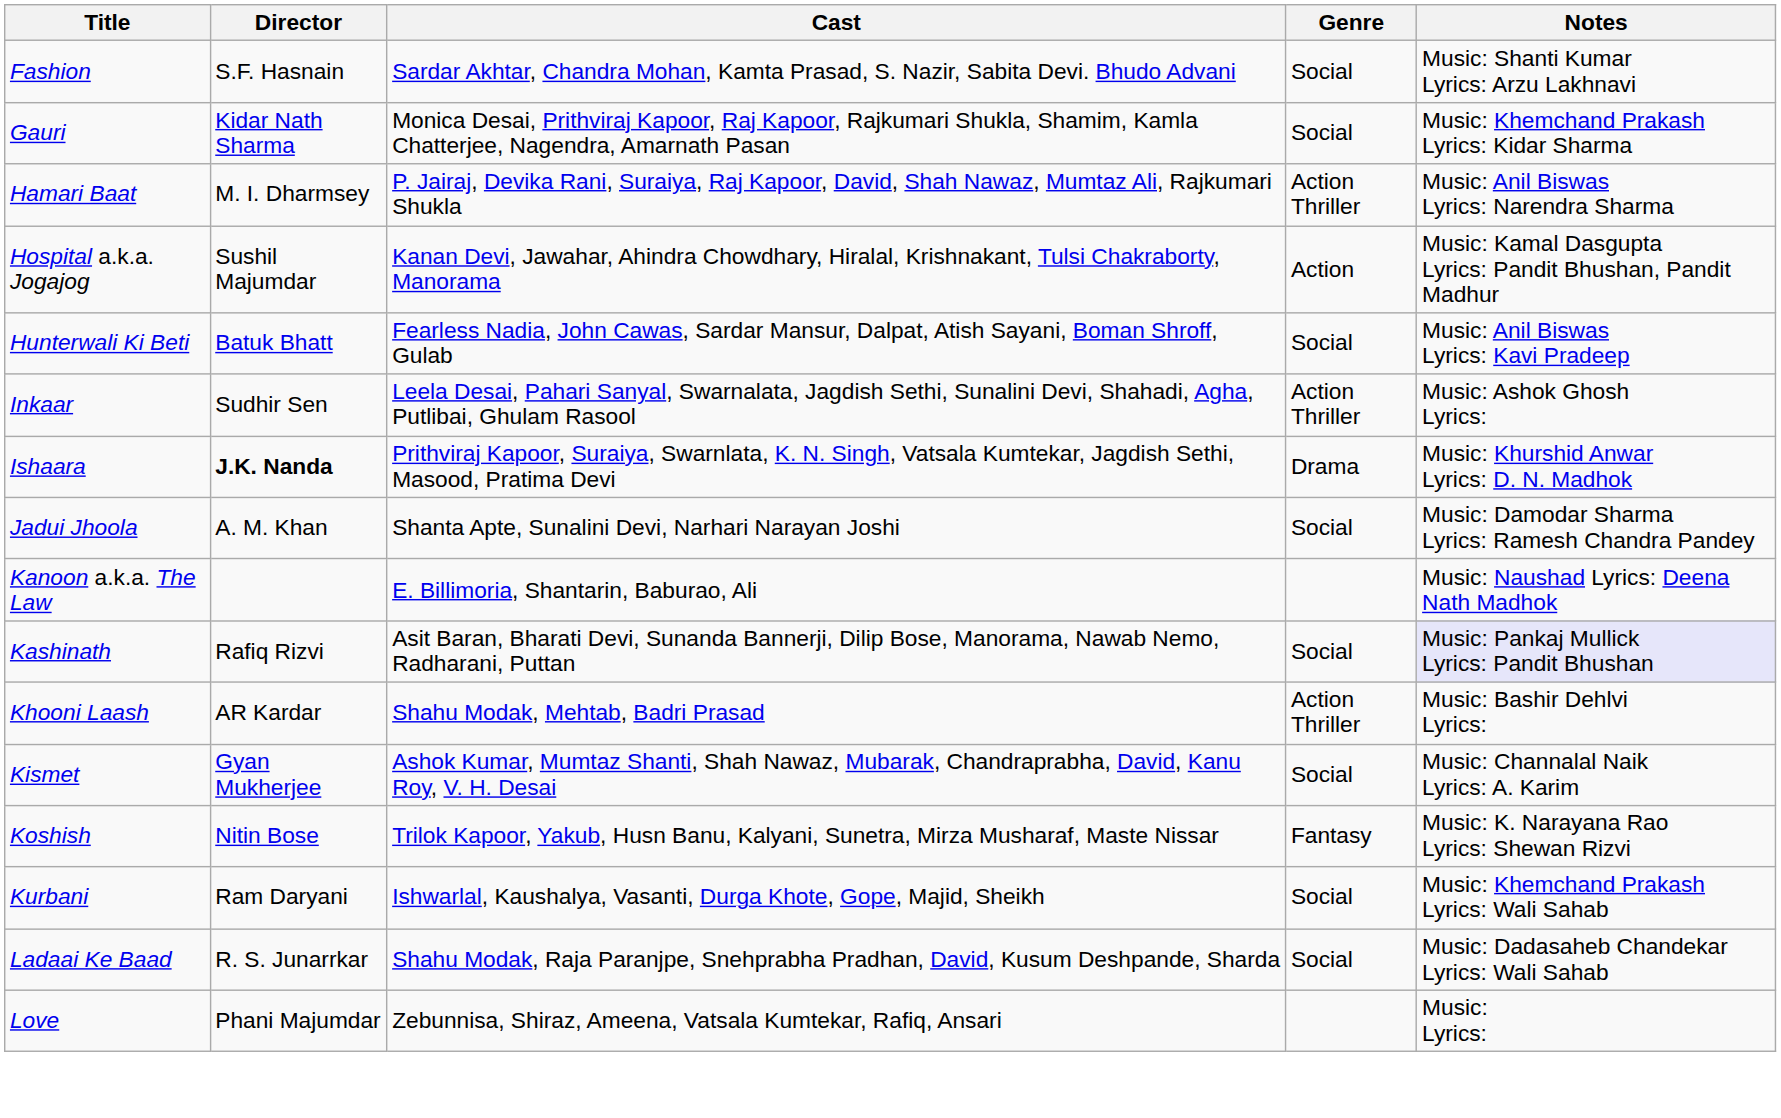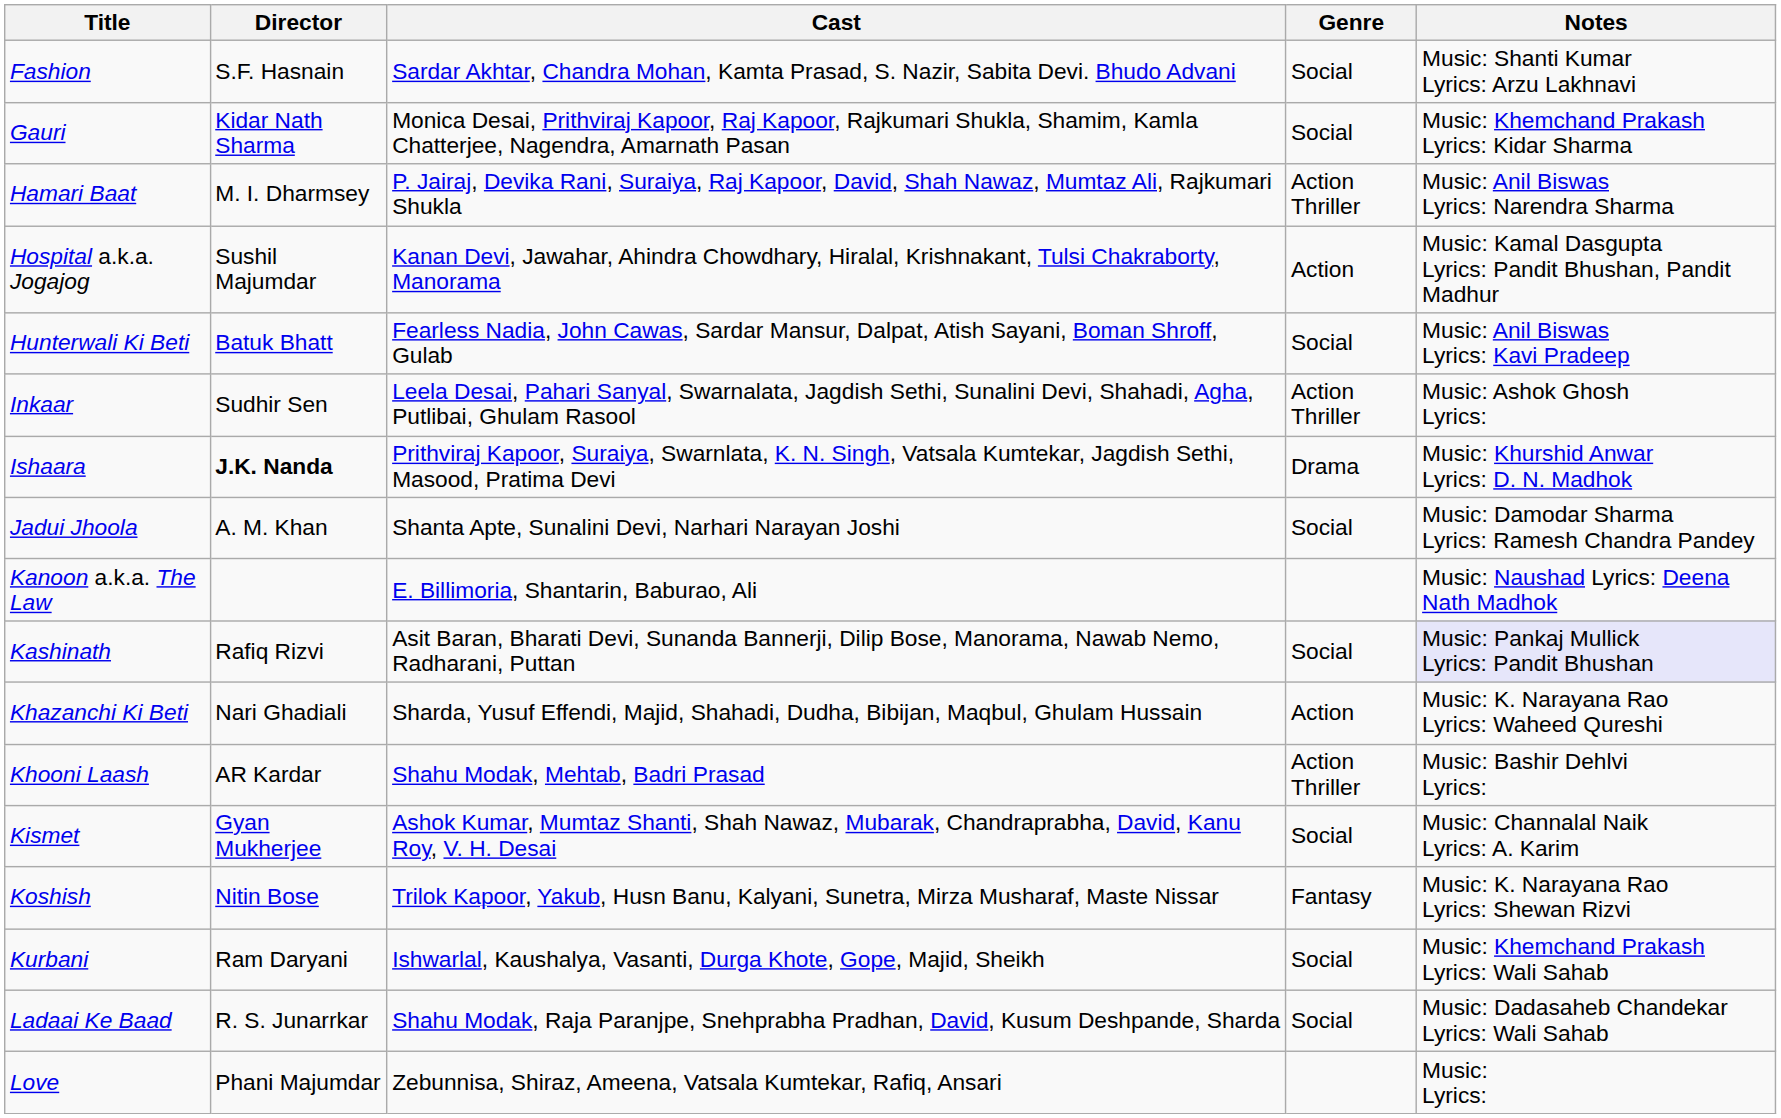+ row: (99, 712)
